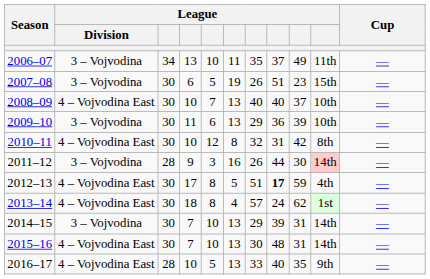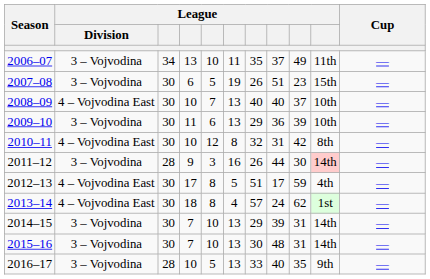(278, 182) bold -> (278, 182) normal
(106, 243) 4 – Vojvodina East -> (106, 243) 3 – Vojvodina
(106, 264) 4 – Vojvodina East -> (106, 264) 3 – Vojvodina
